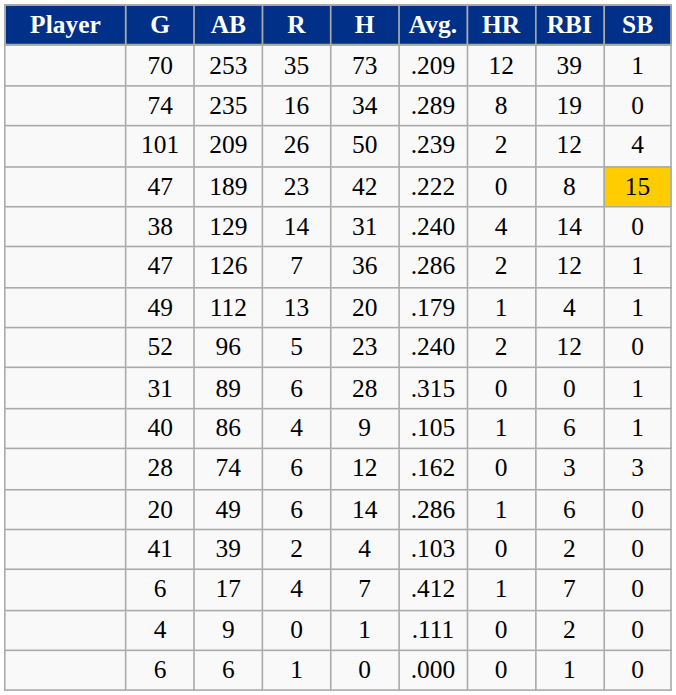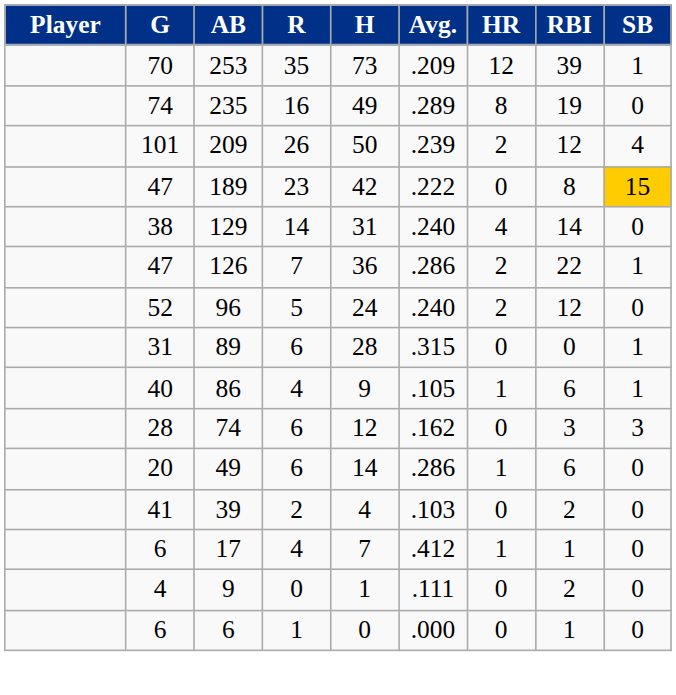(365, 105) 34 -> (365, 105) 49
(569, 266) 12 -> (569, 266) 22
- row: (228, 307)
(365, 347) 23 -> (365, 307) 24
(569, 589) 7 -> (569, 549) 1
